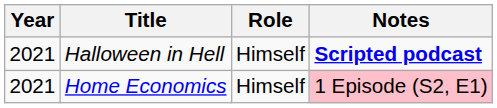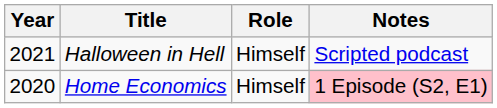(398, 53) bold -> (391, 53) normal
(32, 86) 2021 -> (32, 86) 2020
